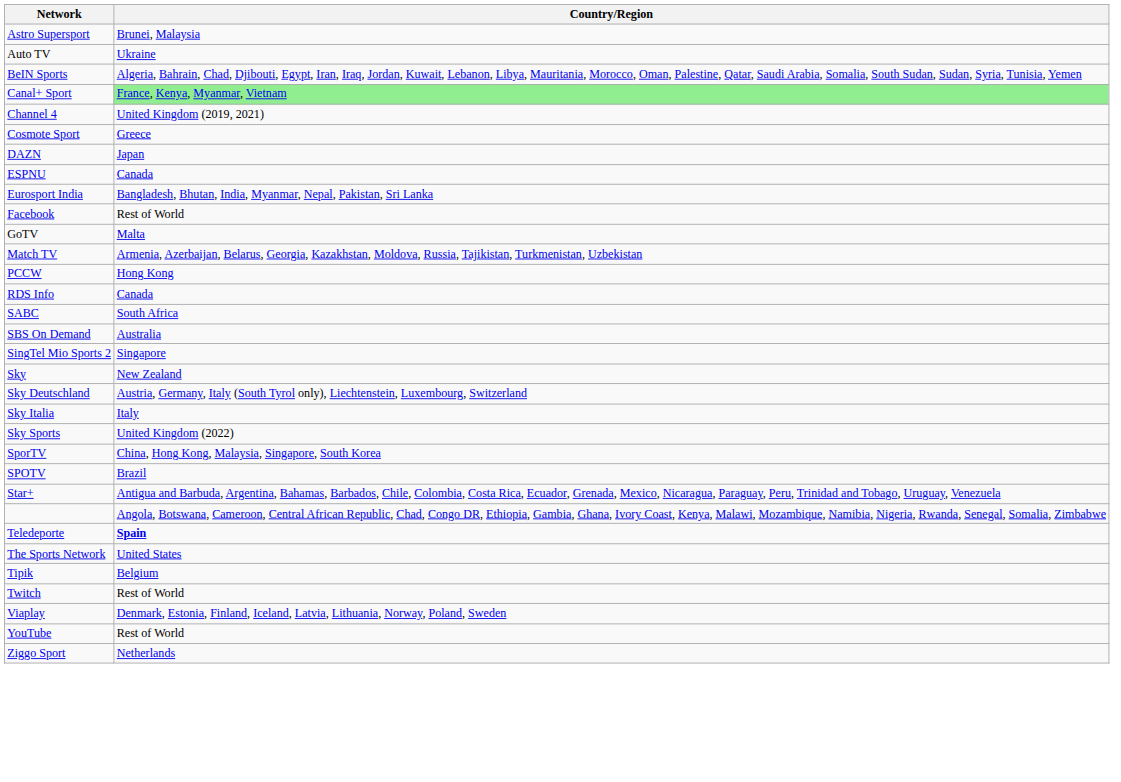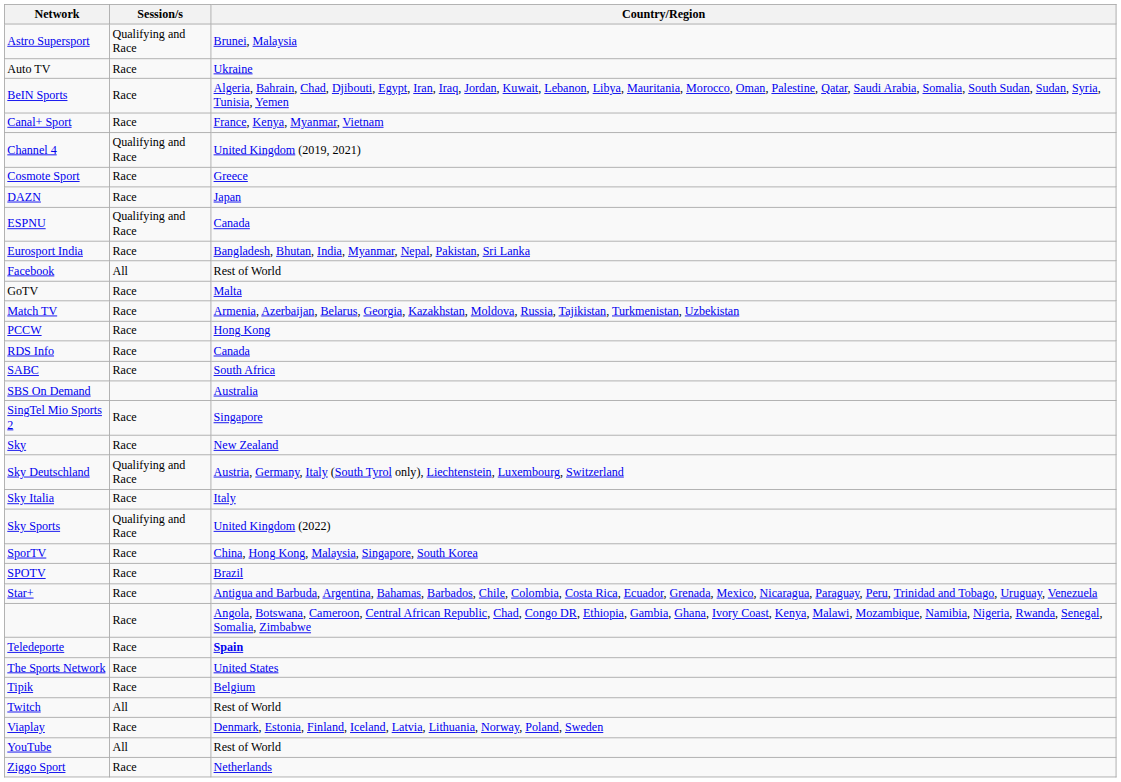+ column: (160, 14)
(202, 93) lightgreen background -> (299, 122) no background
